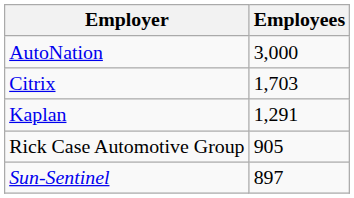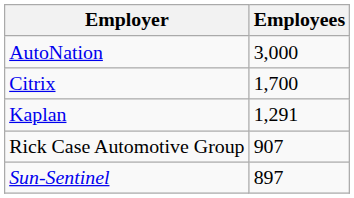(276, 83) 1,703 -> (276, 83) 1,700
(269, 146) 905 -> (269, 146) 907
